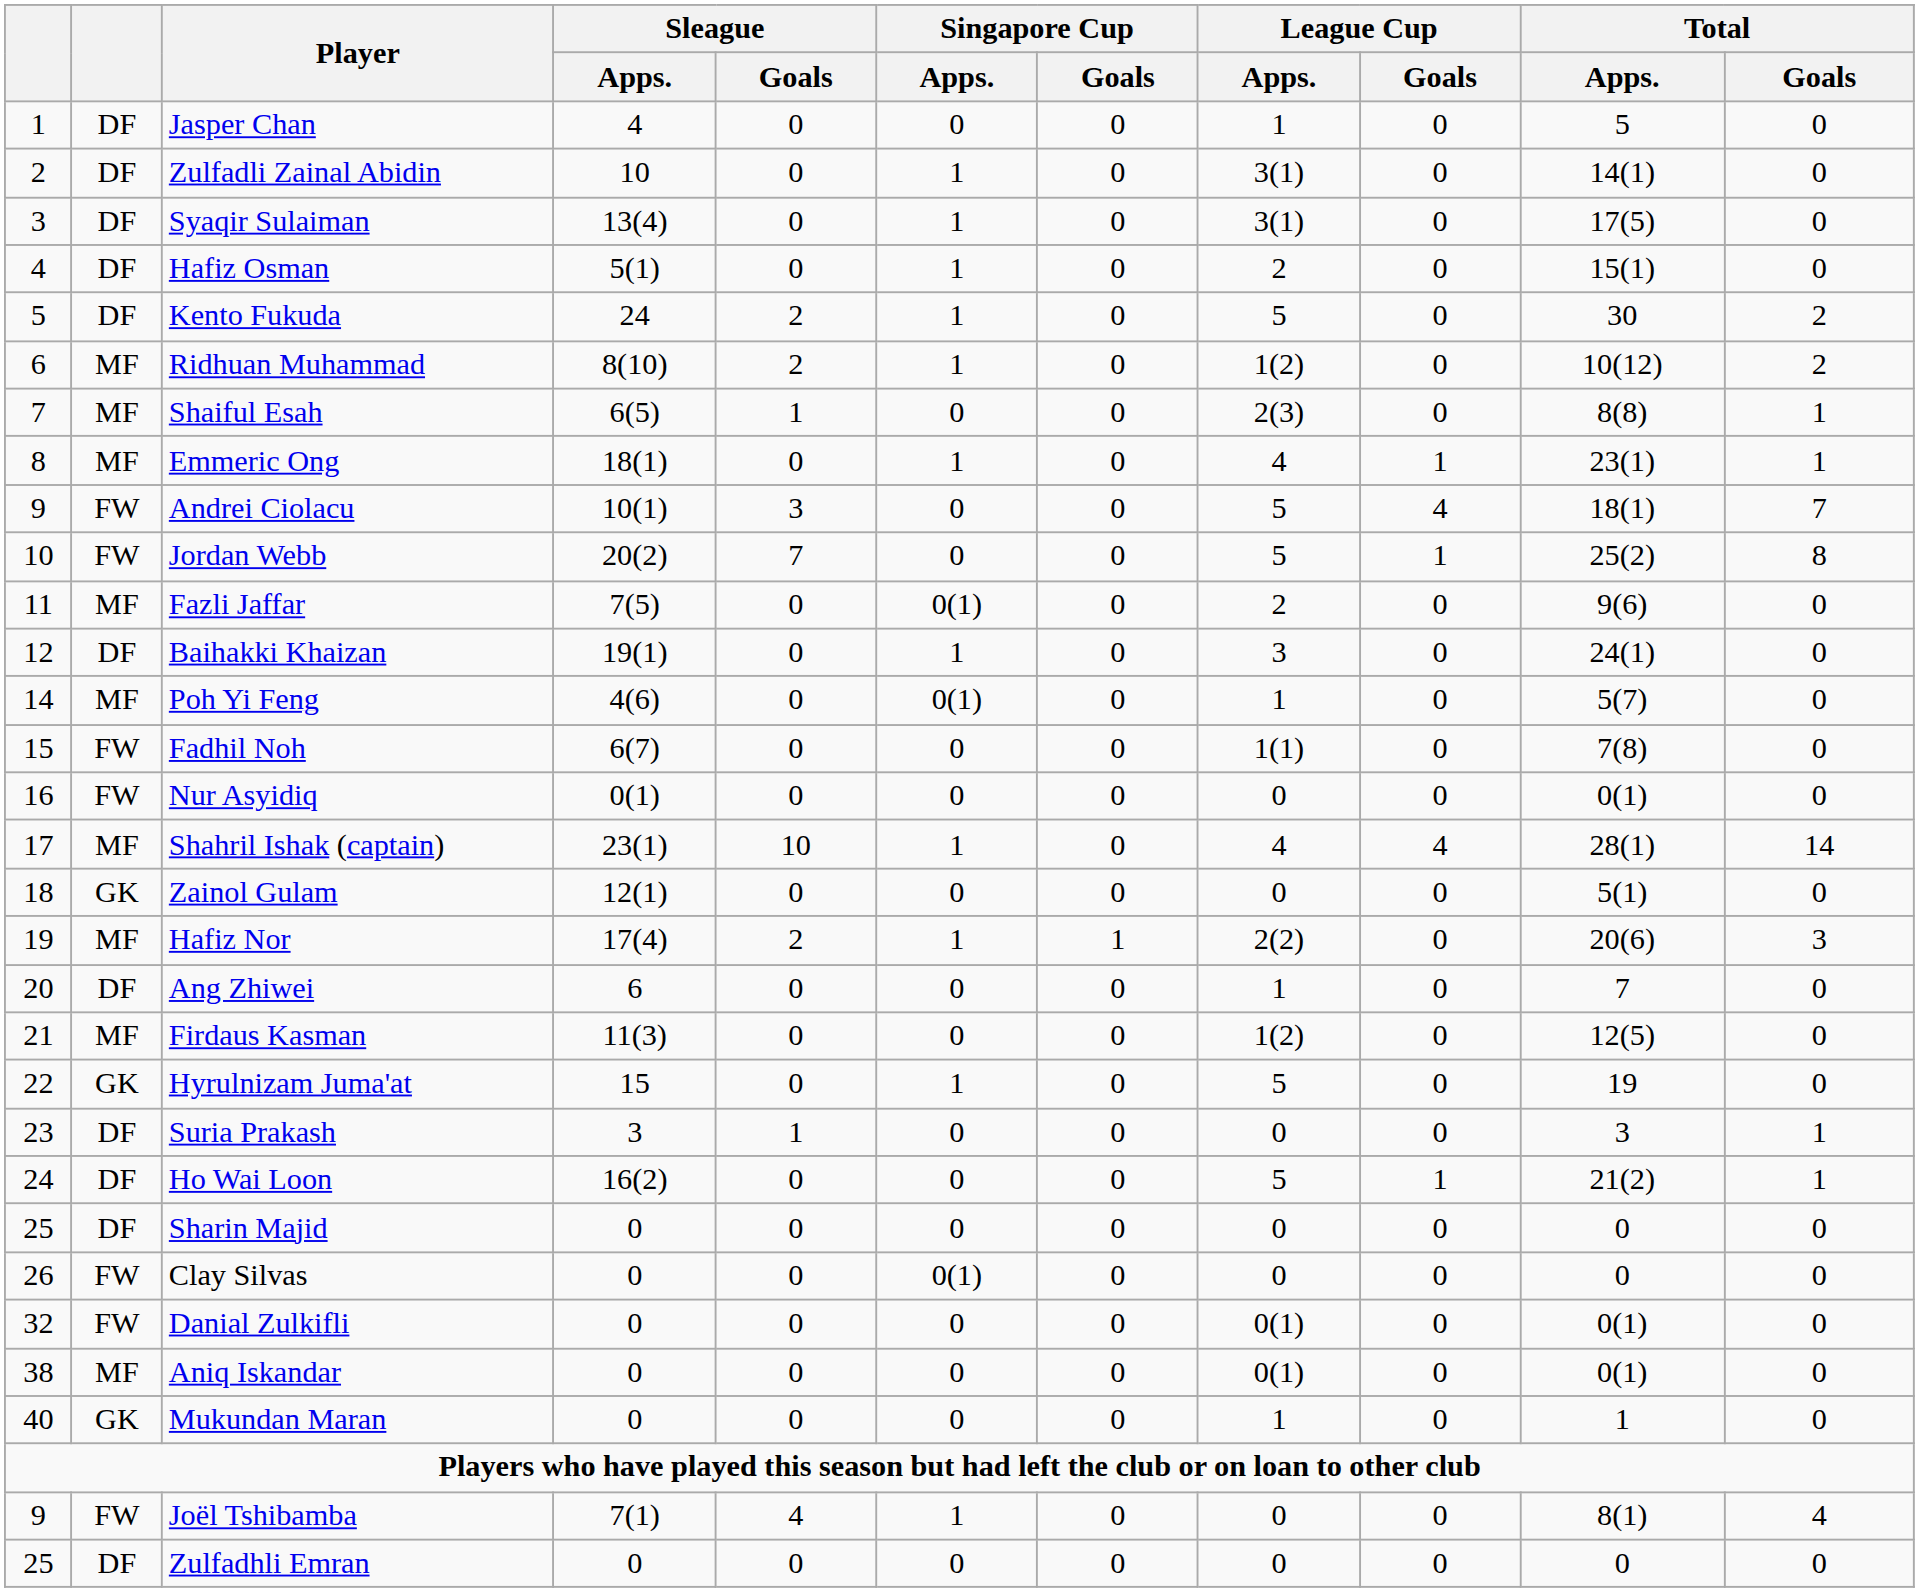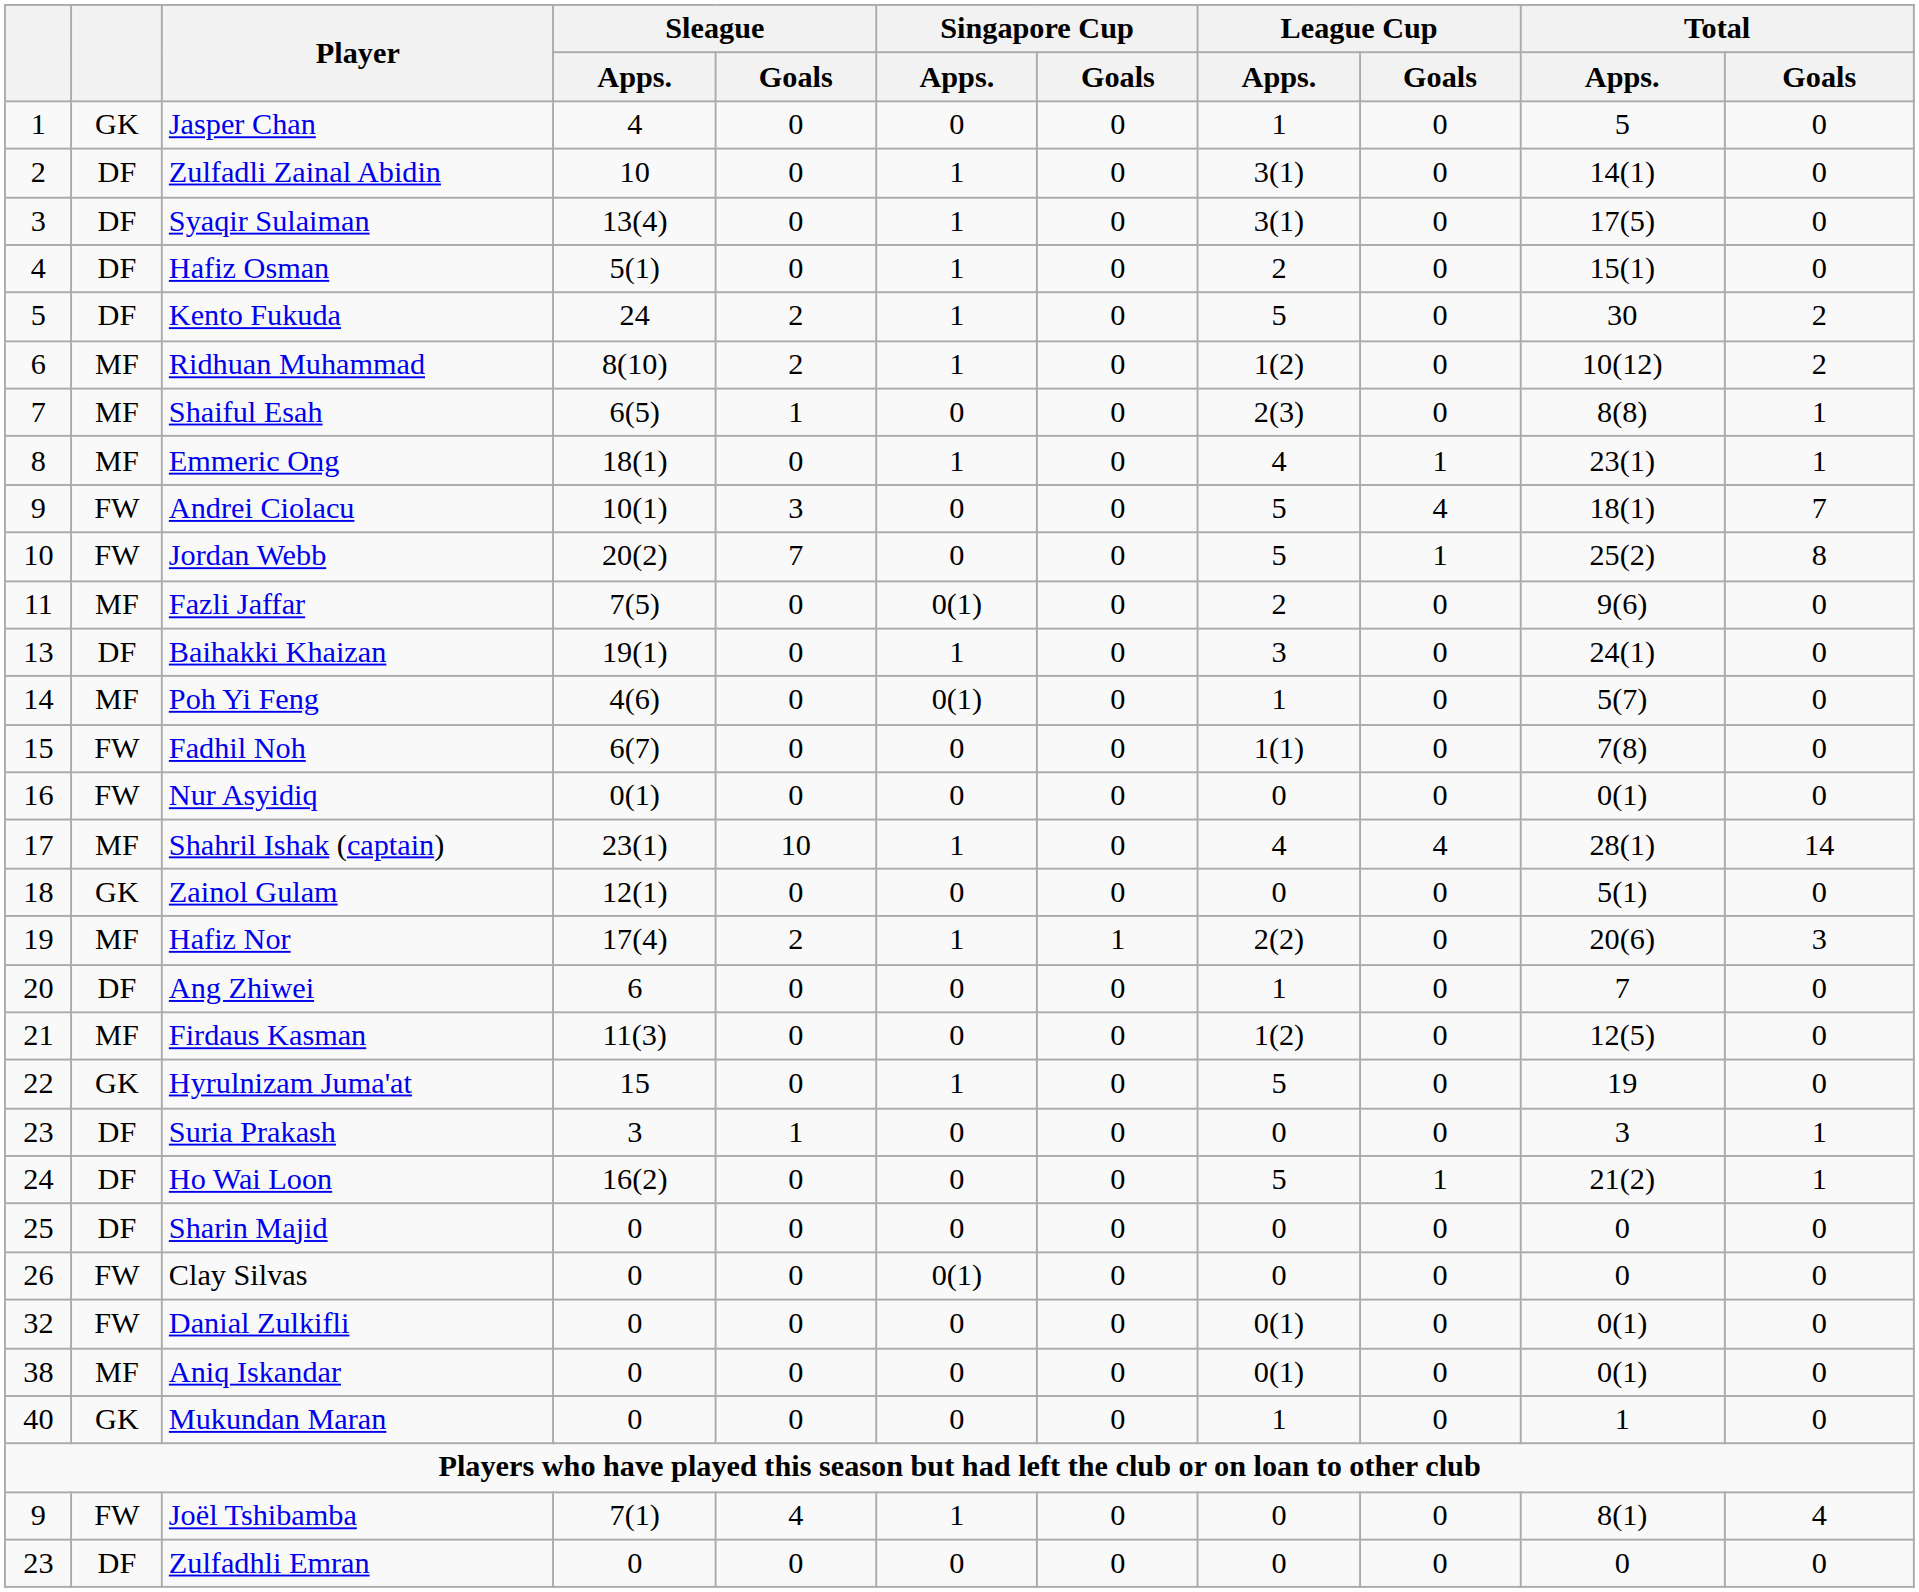(117, 124) DF -> (117, 124) GK
(38, 651) 12 -> (38, 651) 13
(38, 1563) 25 -> (38, 1563) 23
